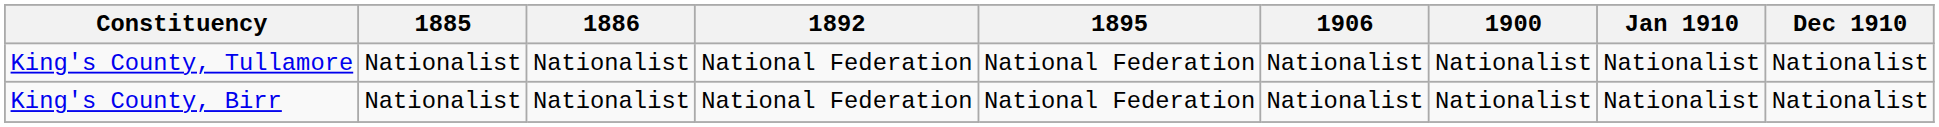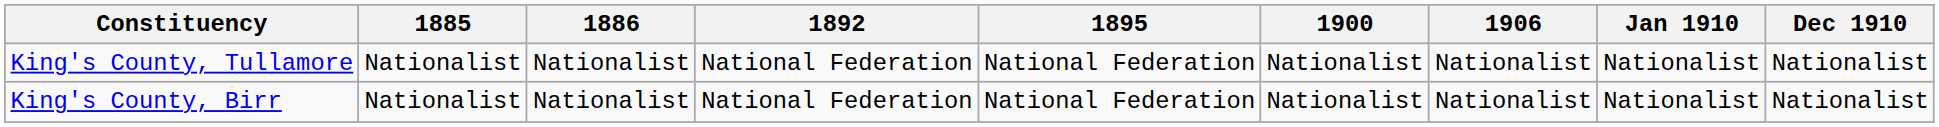columns swapped: (1513, 24) <-> (1345, 24)
